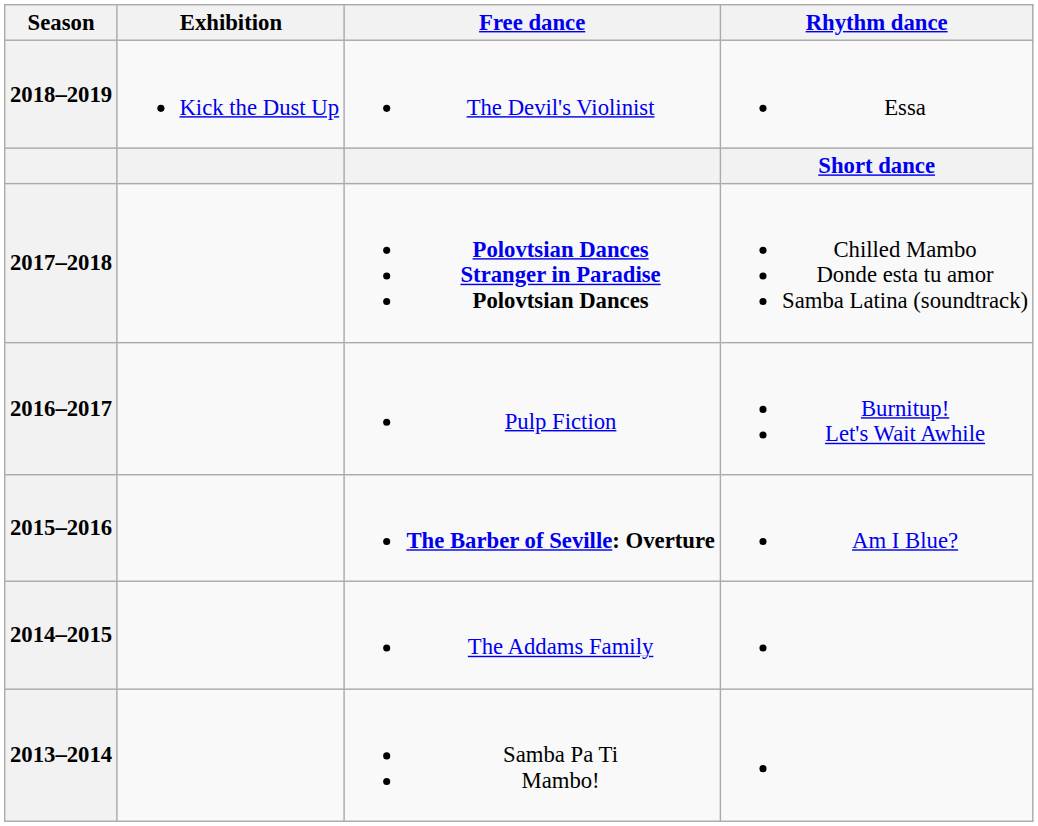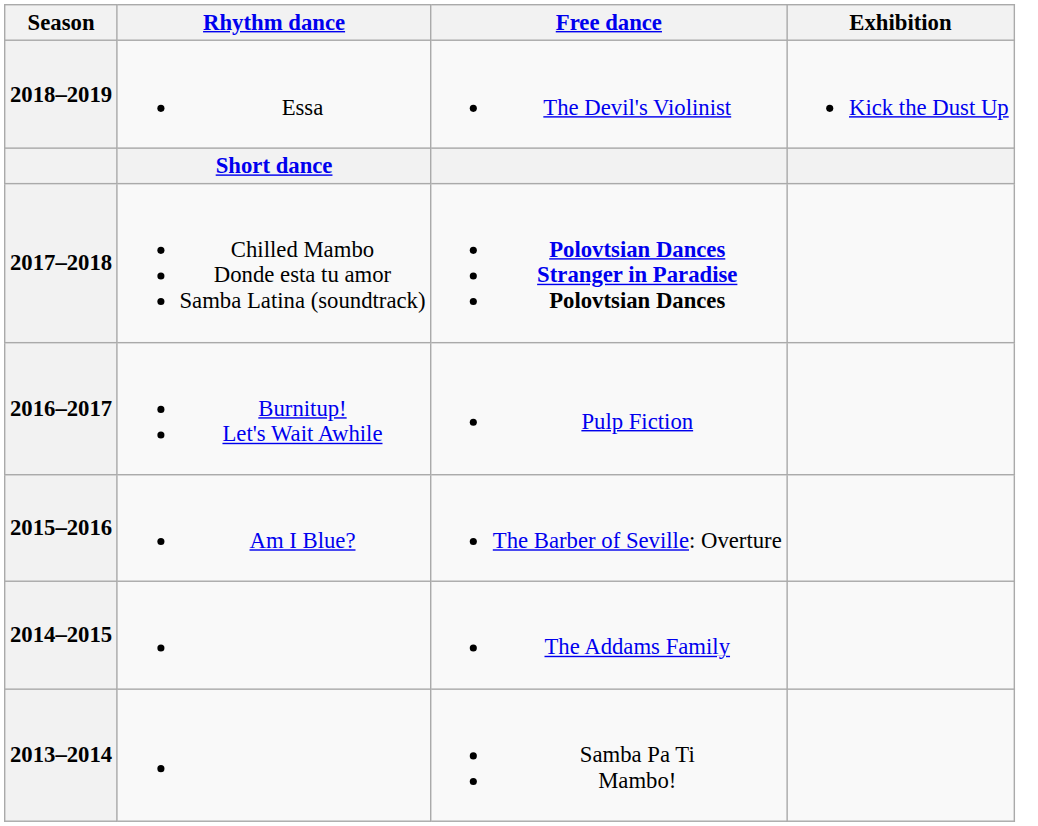columns swapped: (877, 22) <-> (231, 22)
(532, 541) bold -> (609, 541) normal
